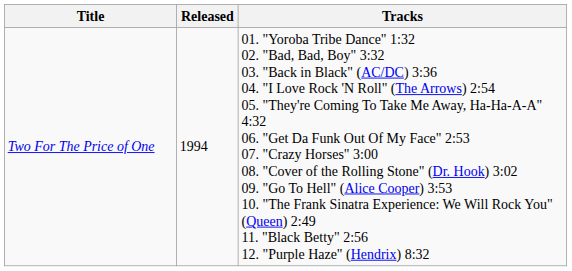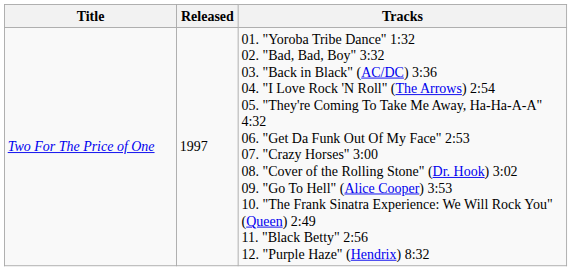(194, 146) 1994 -> (194, 146) 1997
